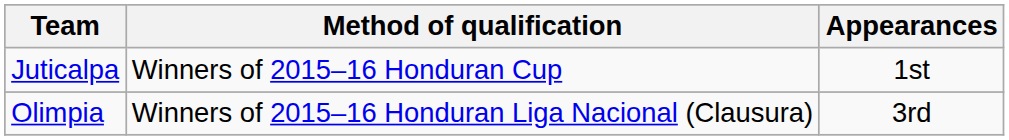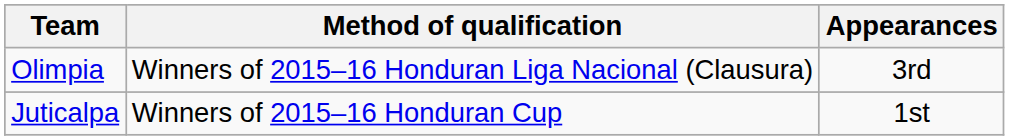rows swapped: (65, 69) <-> (58, 112)
